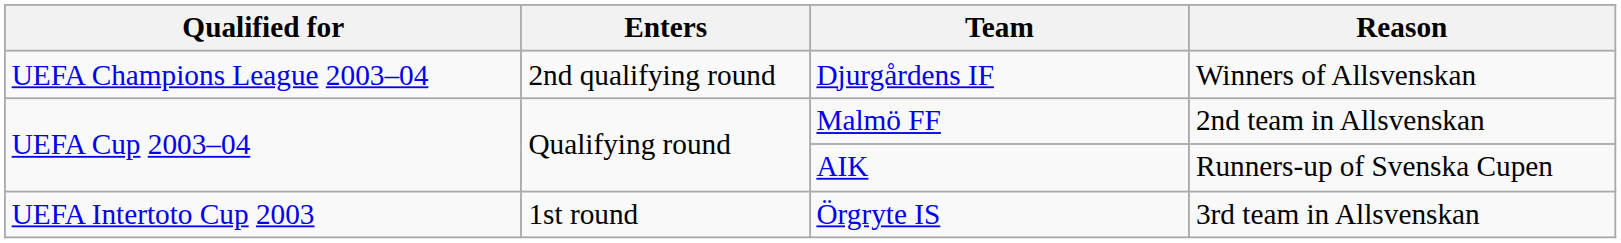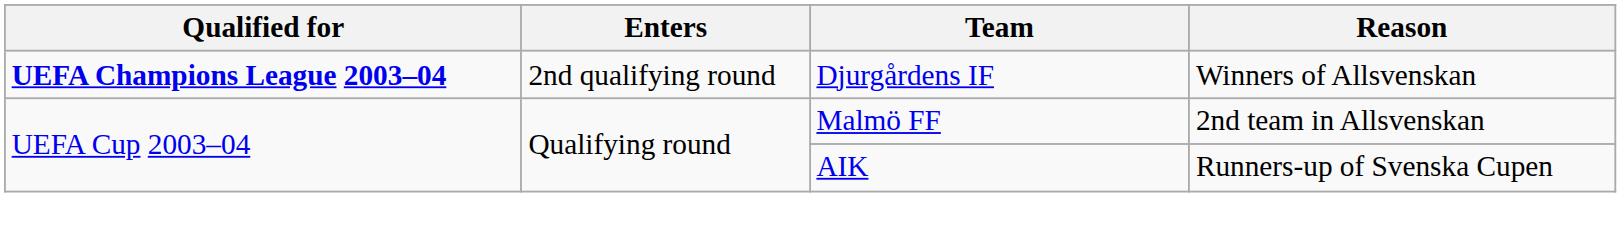(220, 74) normal -> (229, 74) bold
- row: (878, 213)
